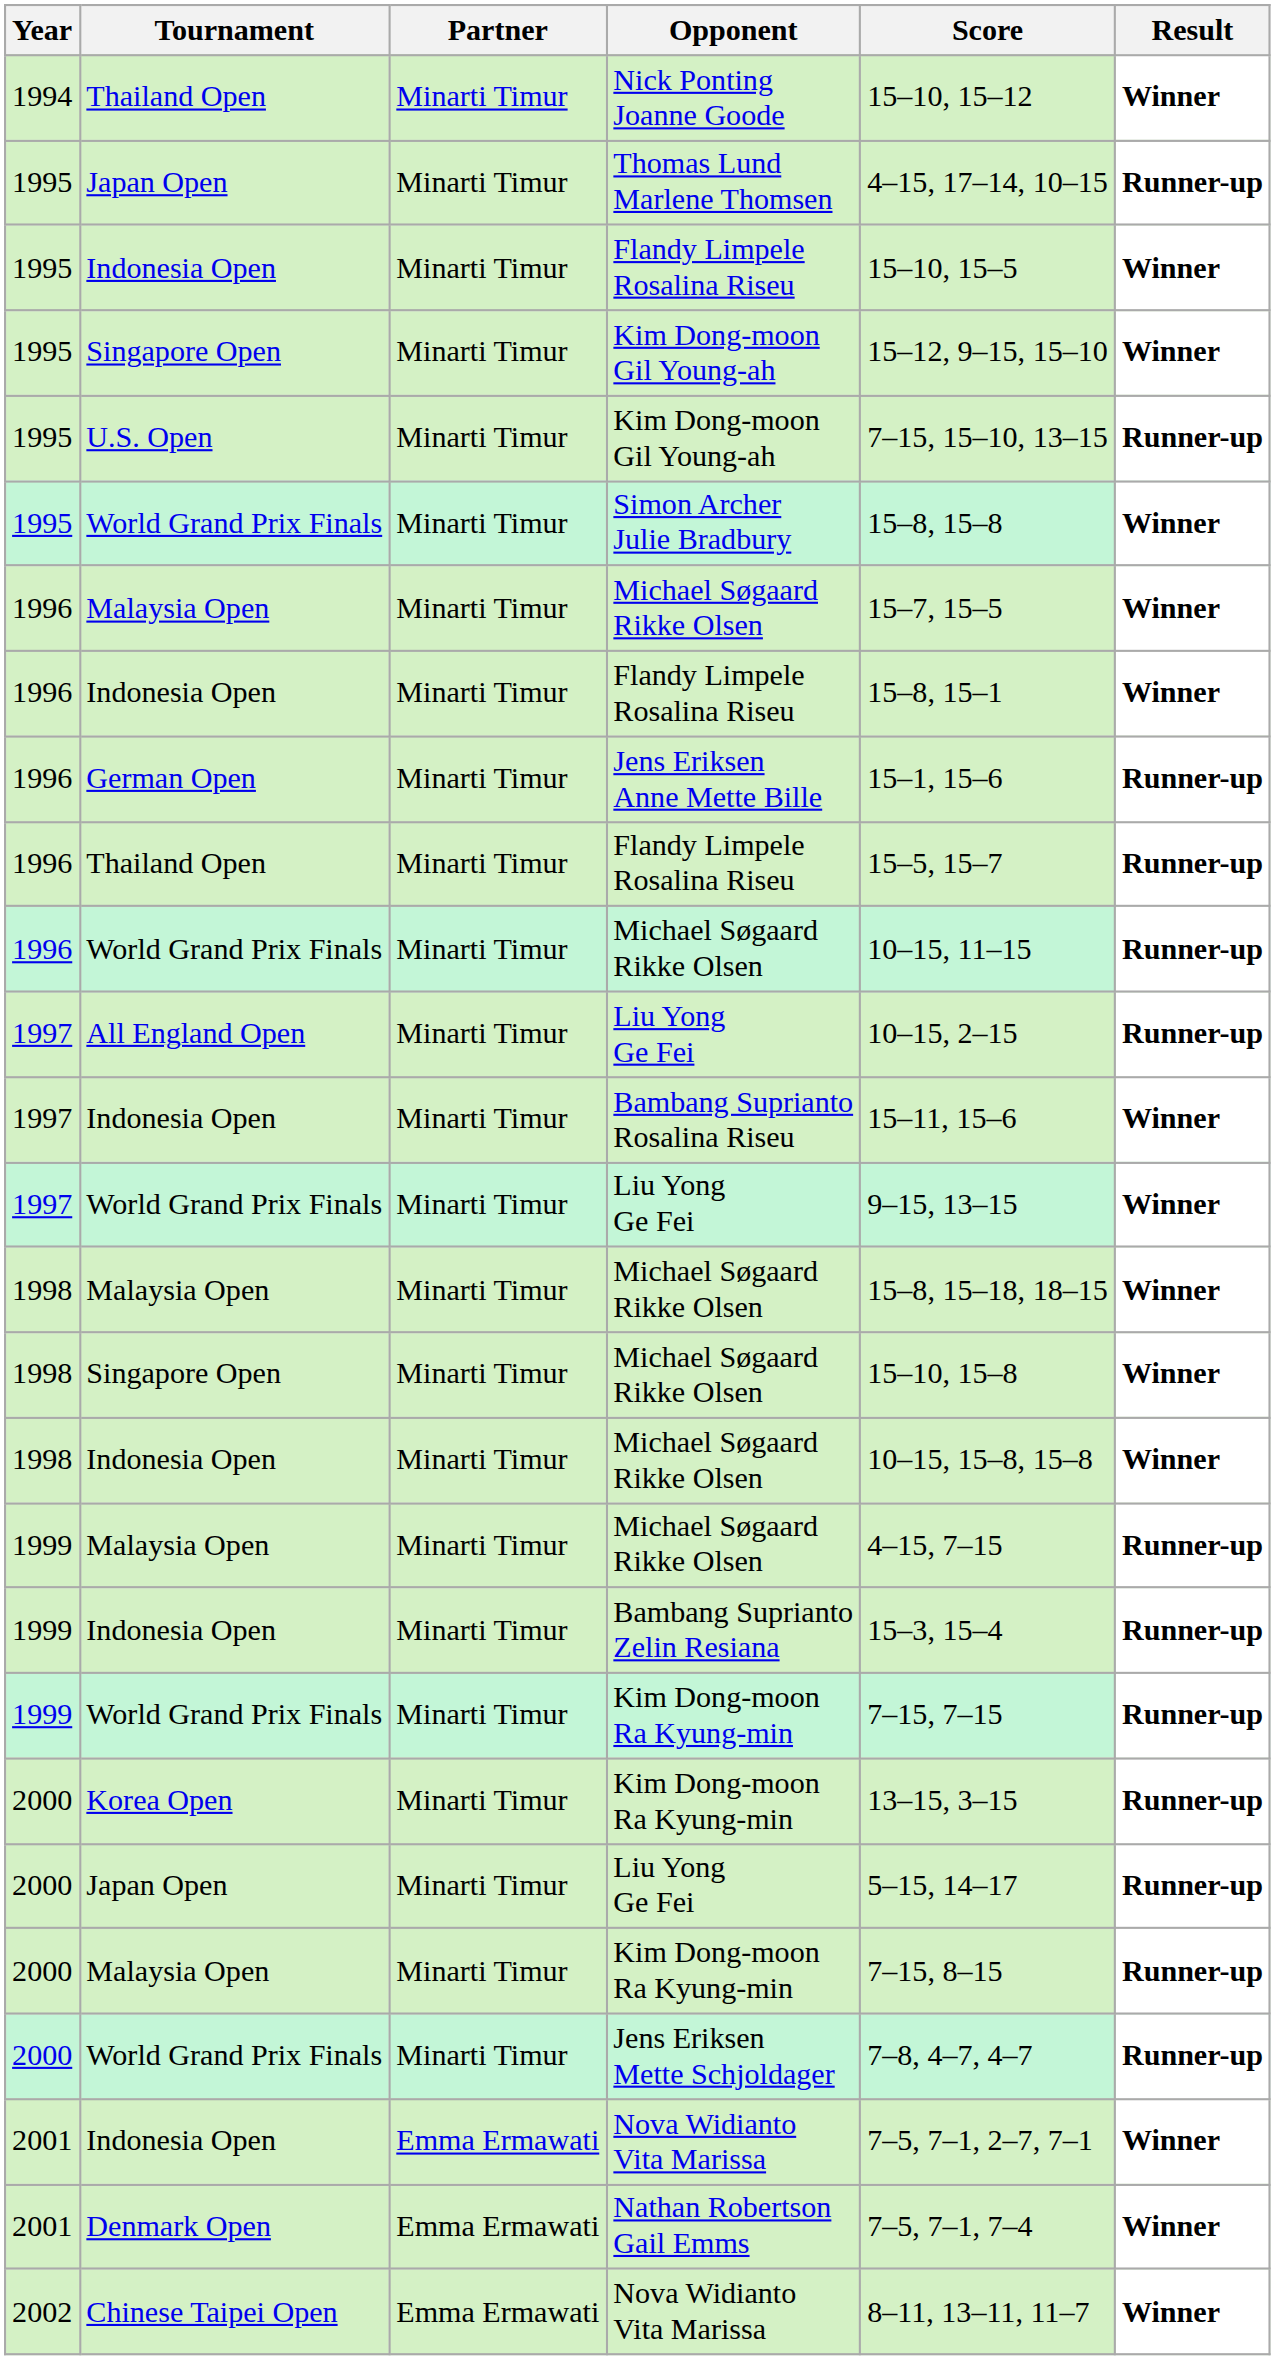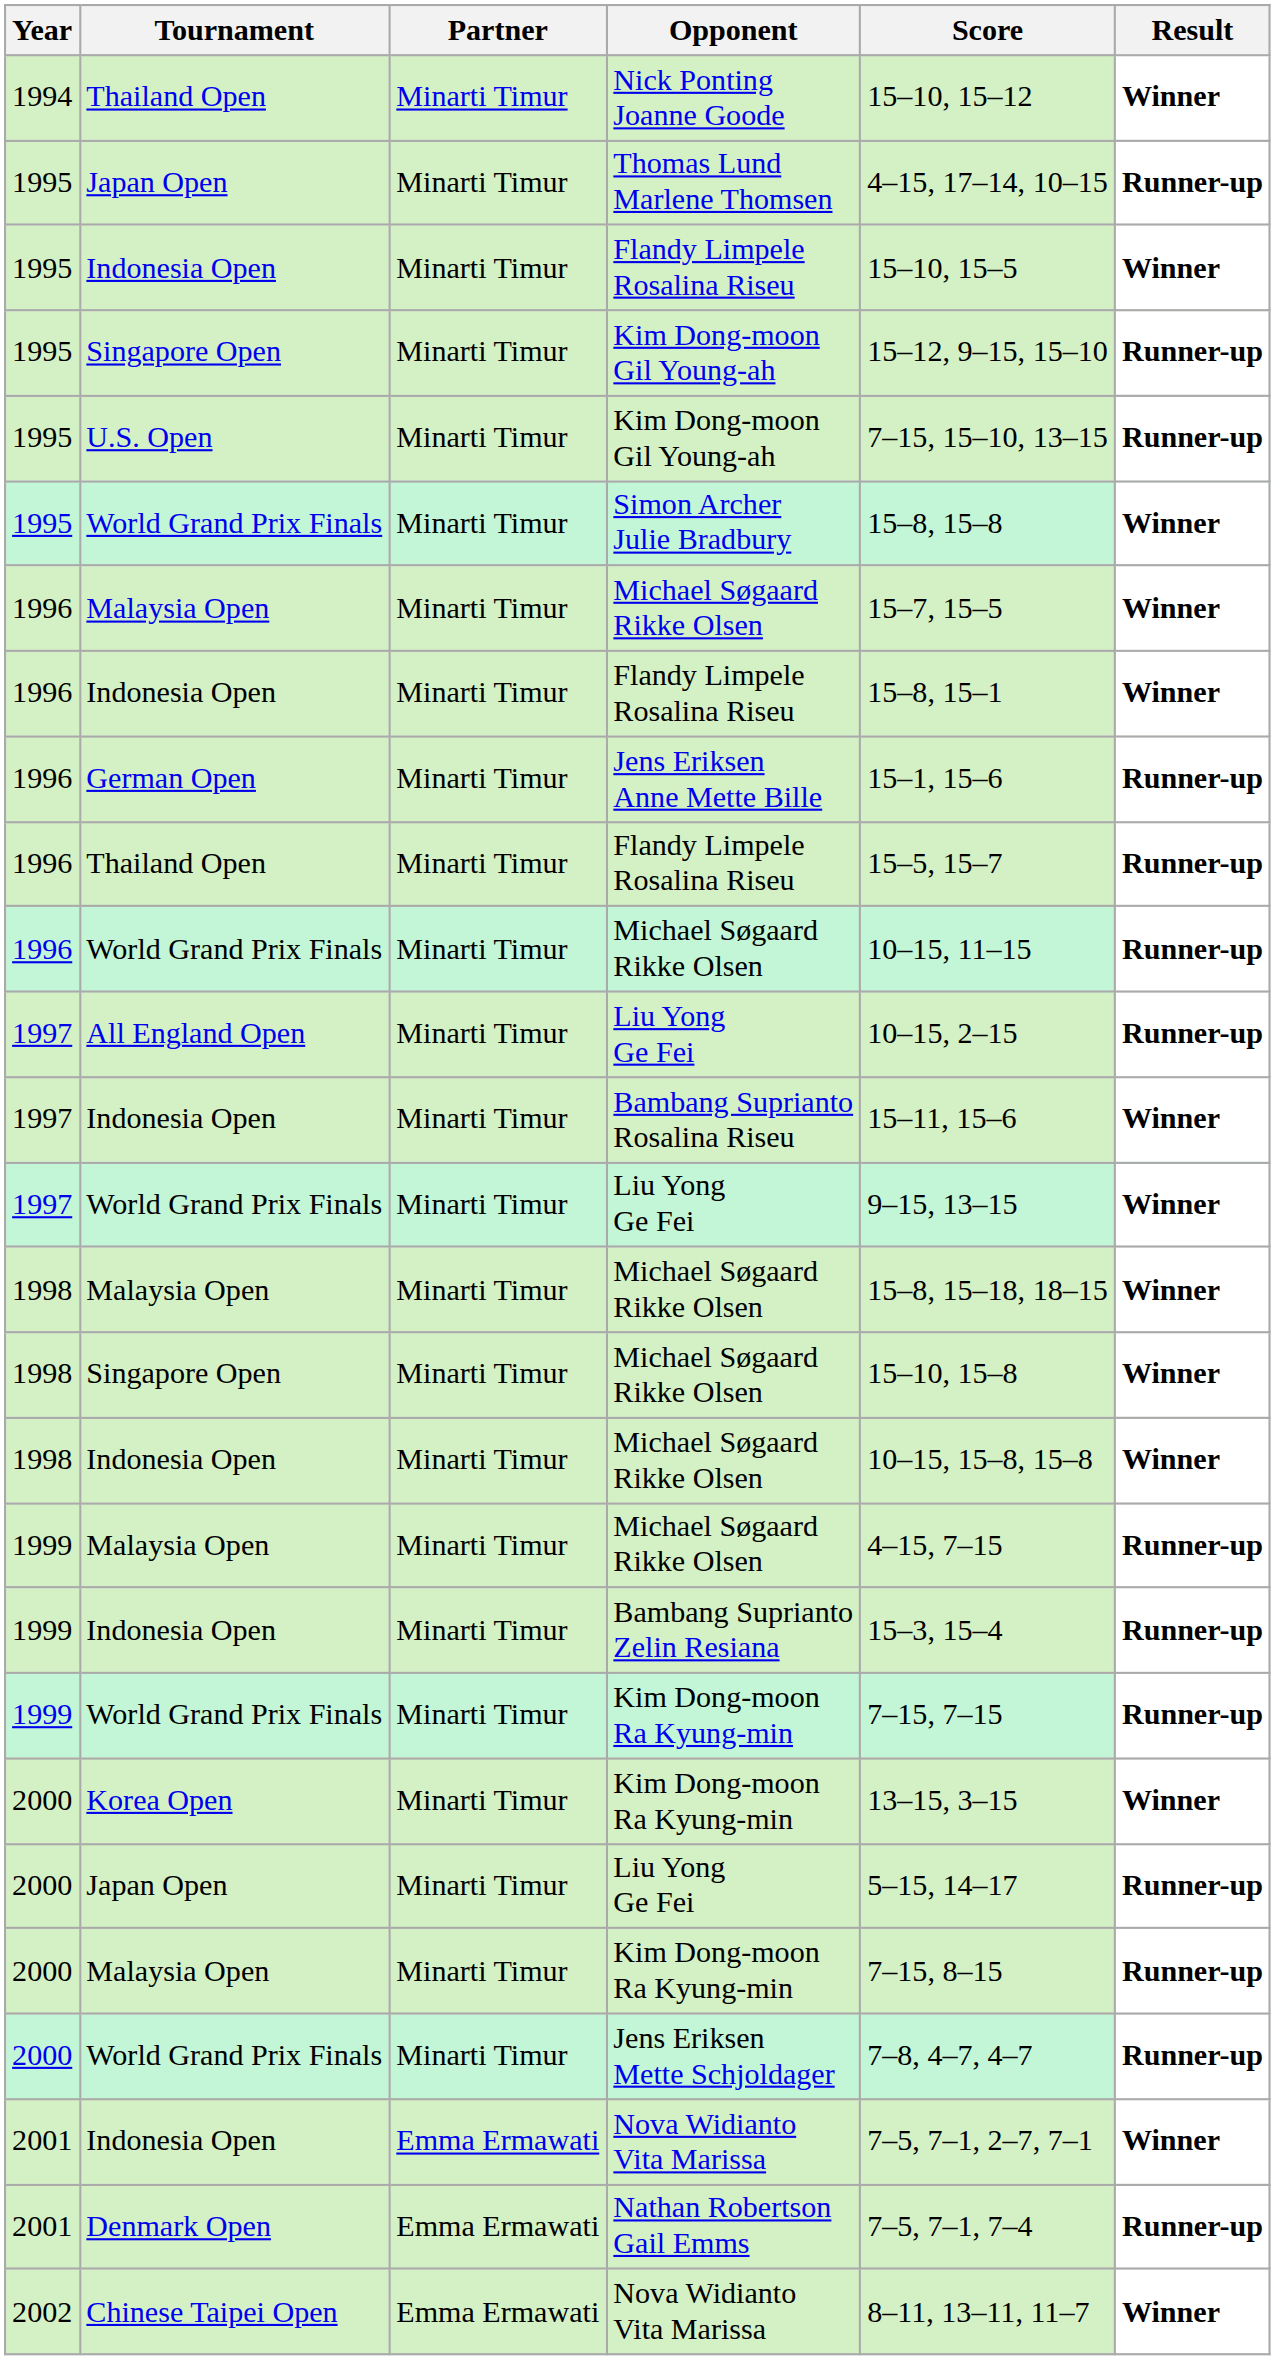(1171, 352) Winner -> (1192, 352) Runner-up
(1192, 1800) Runner-up -> (1171, 1800) Winner
(1171, 2226) Winner -> (1192, 2226) Runner-up
